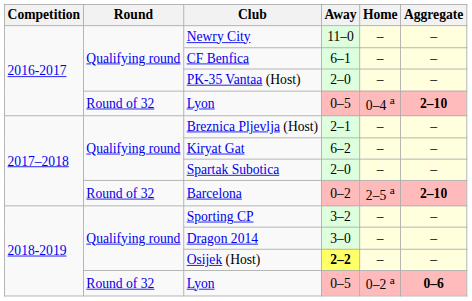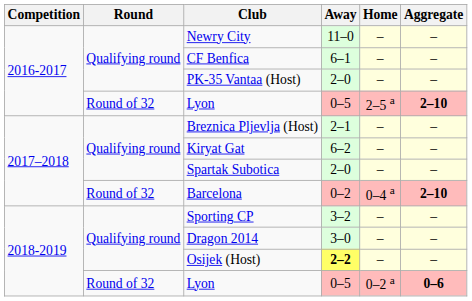(380, 103) 0–4 a -> (380, 103) 2–5 a
(380, 193) 2–5 a -> (380, 193) 0–4 a
